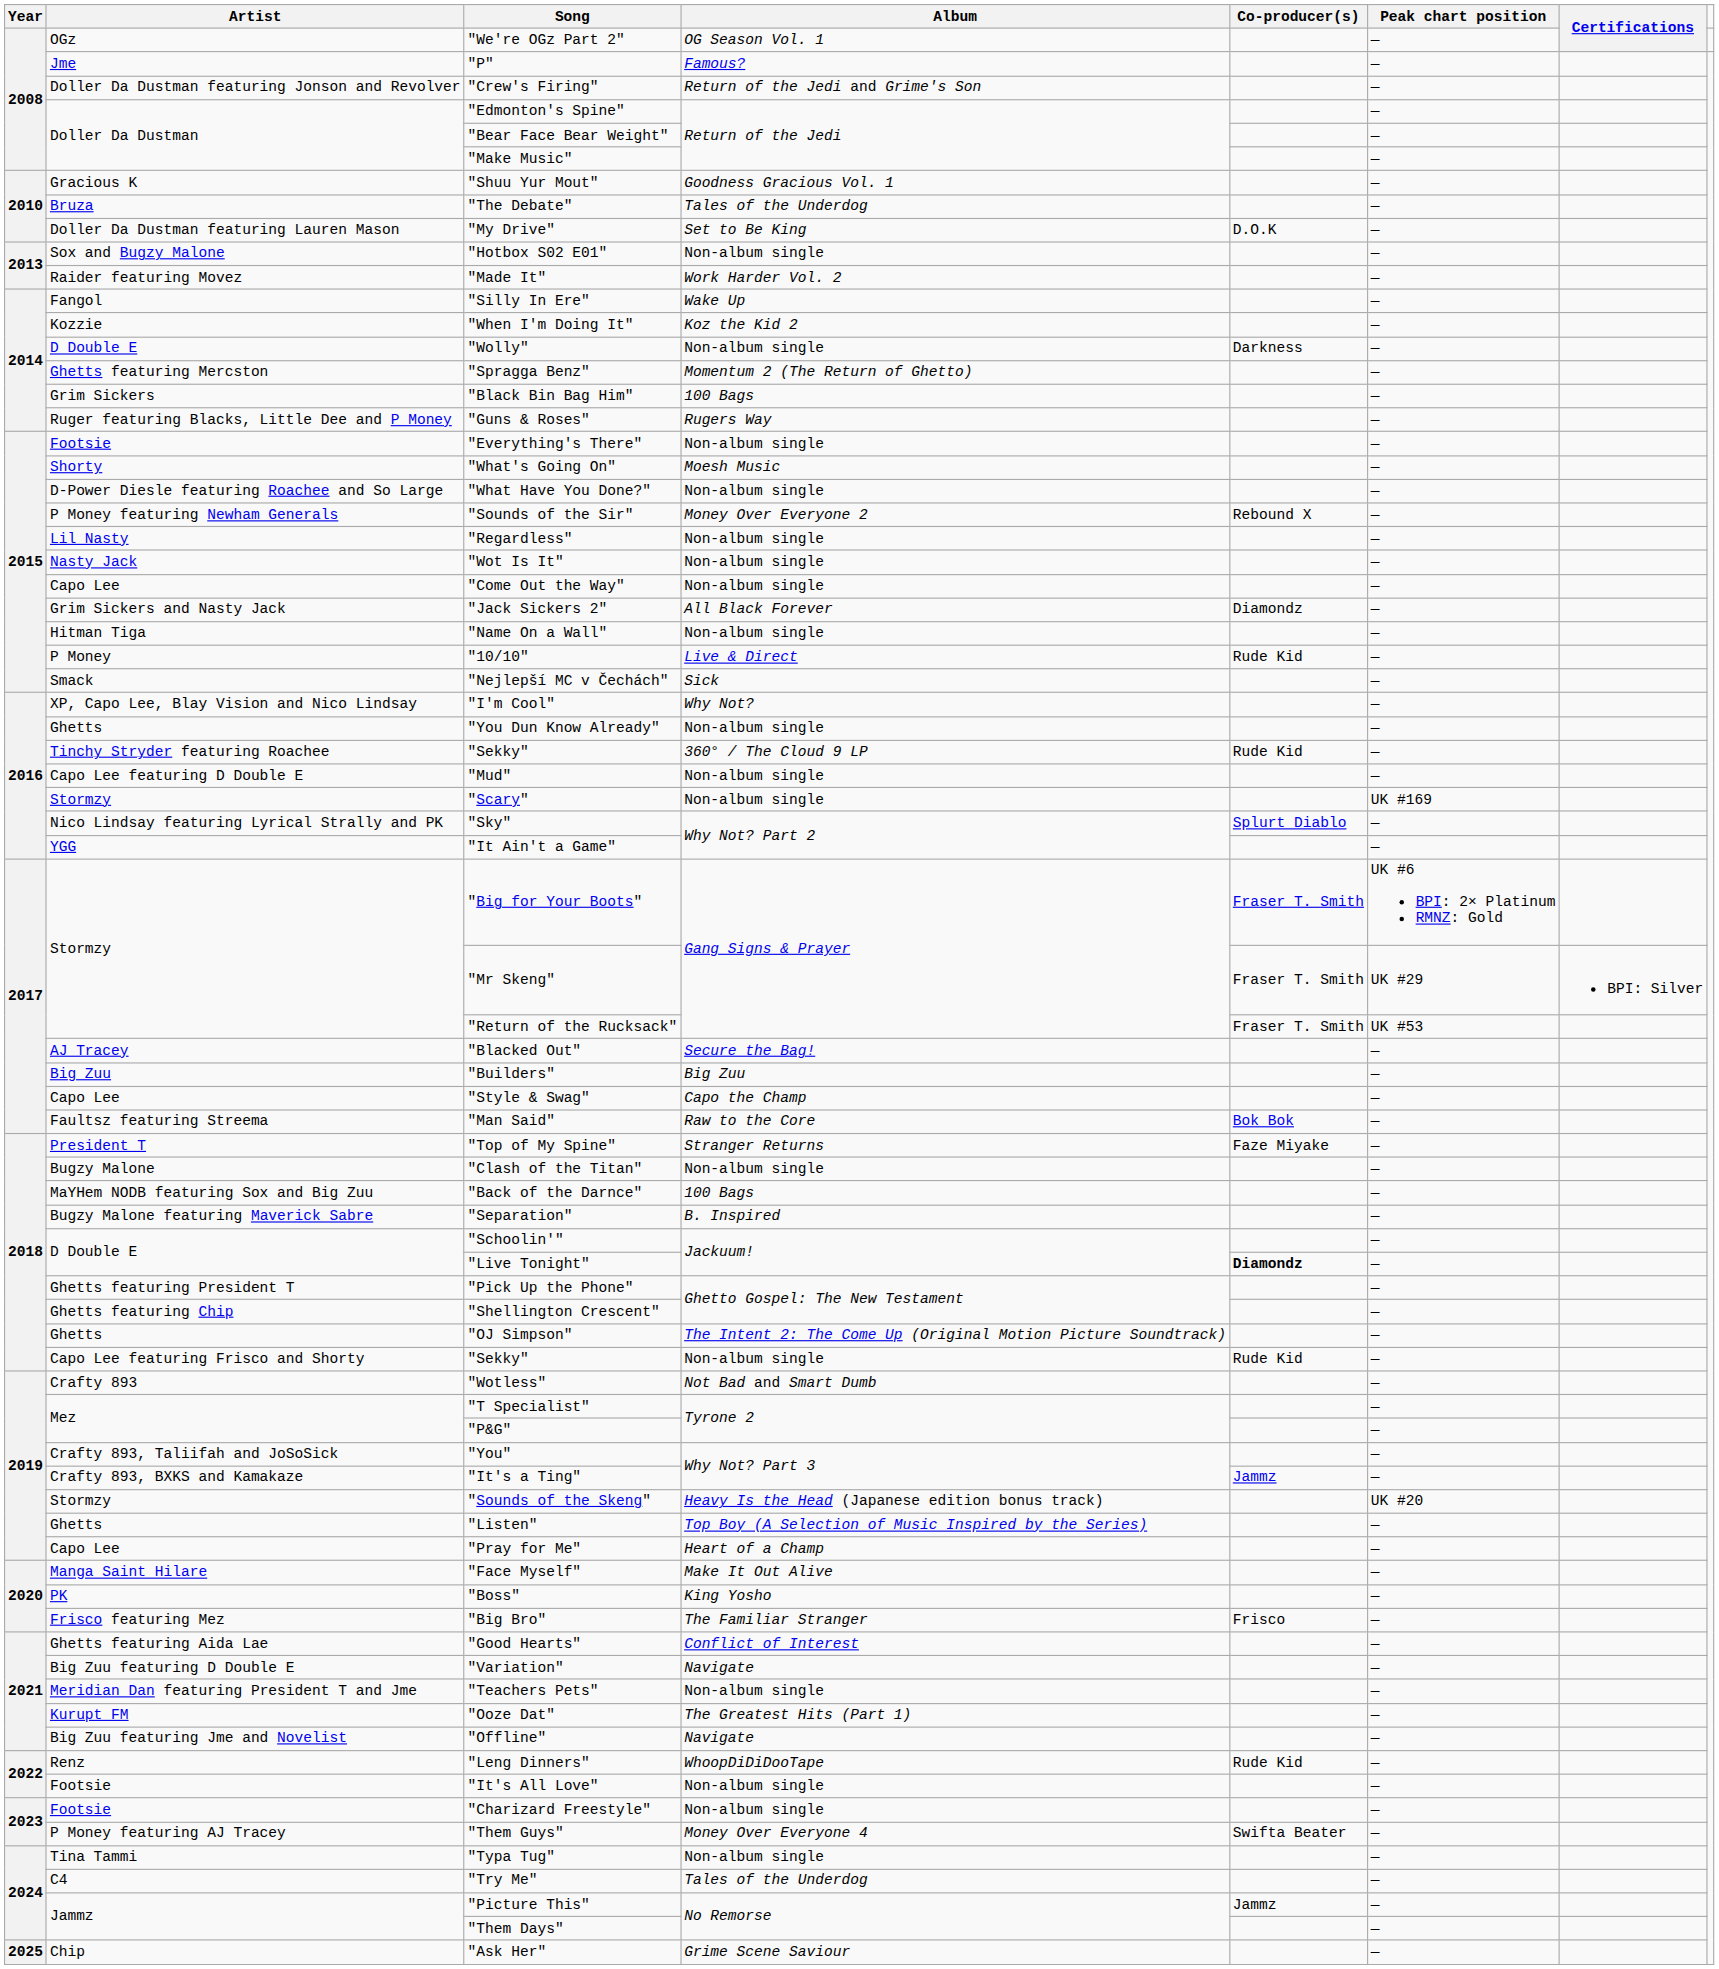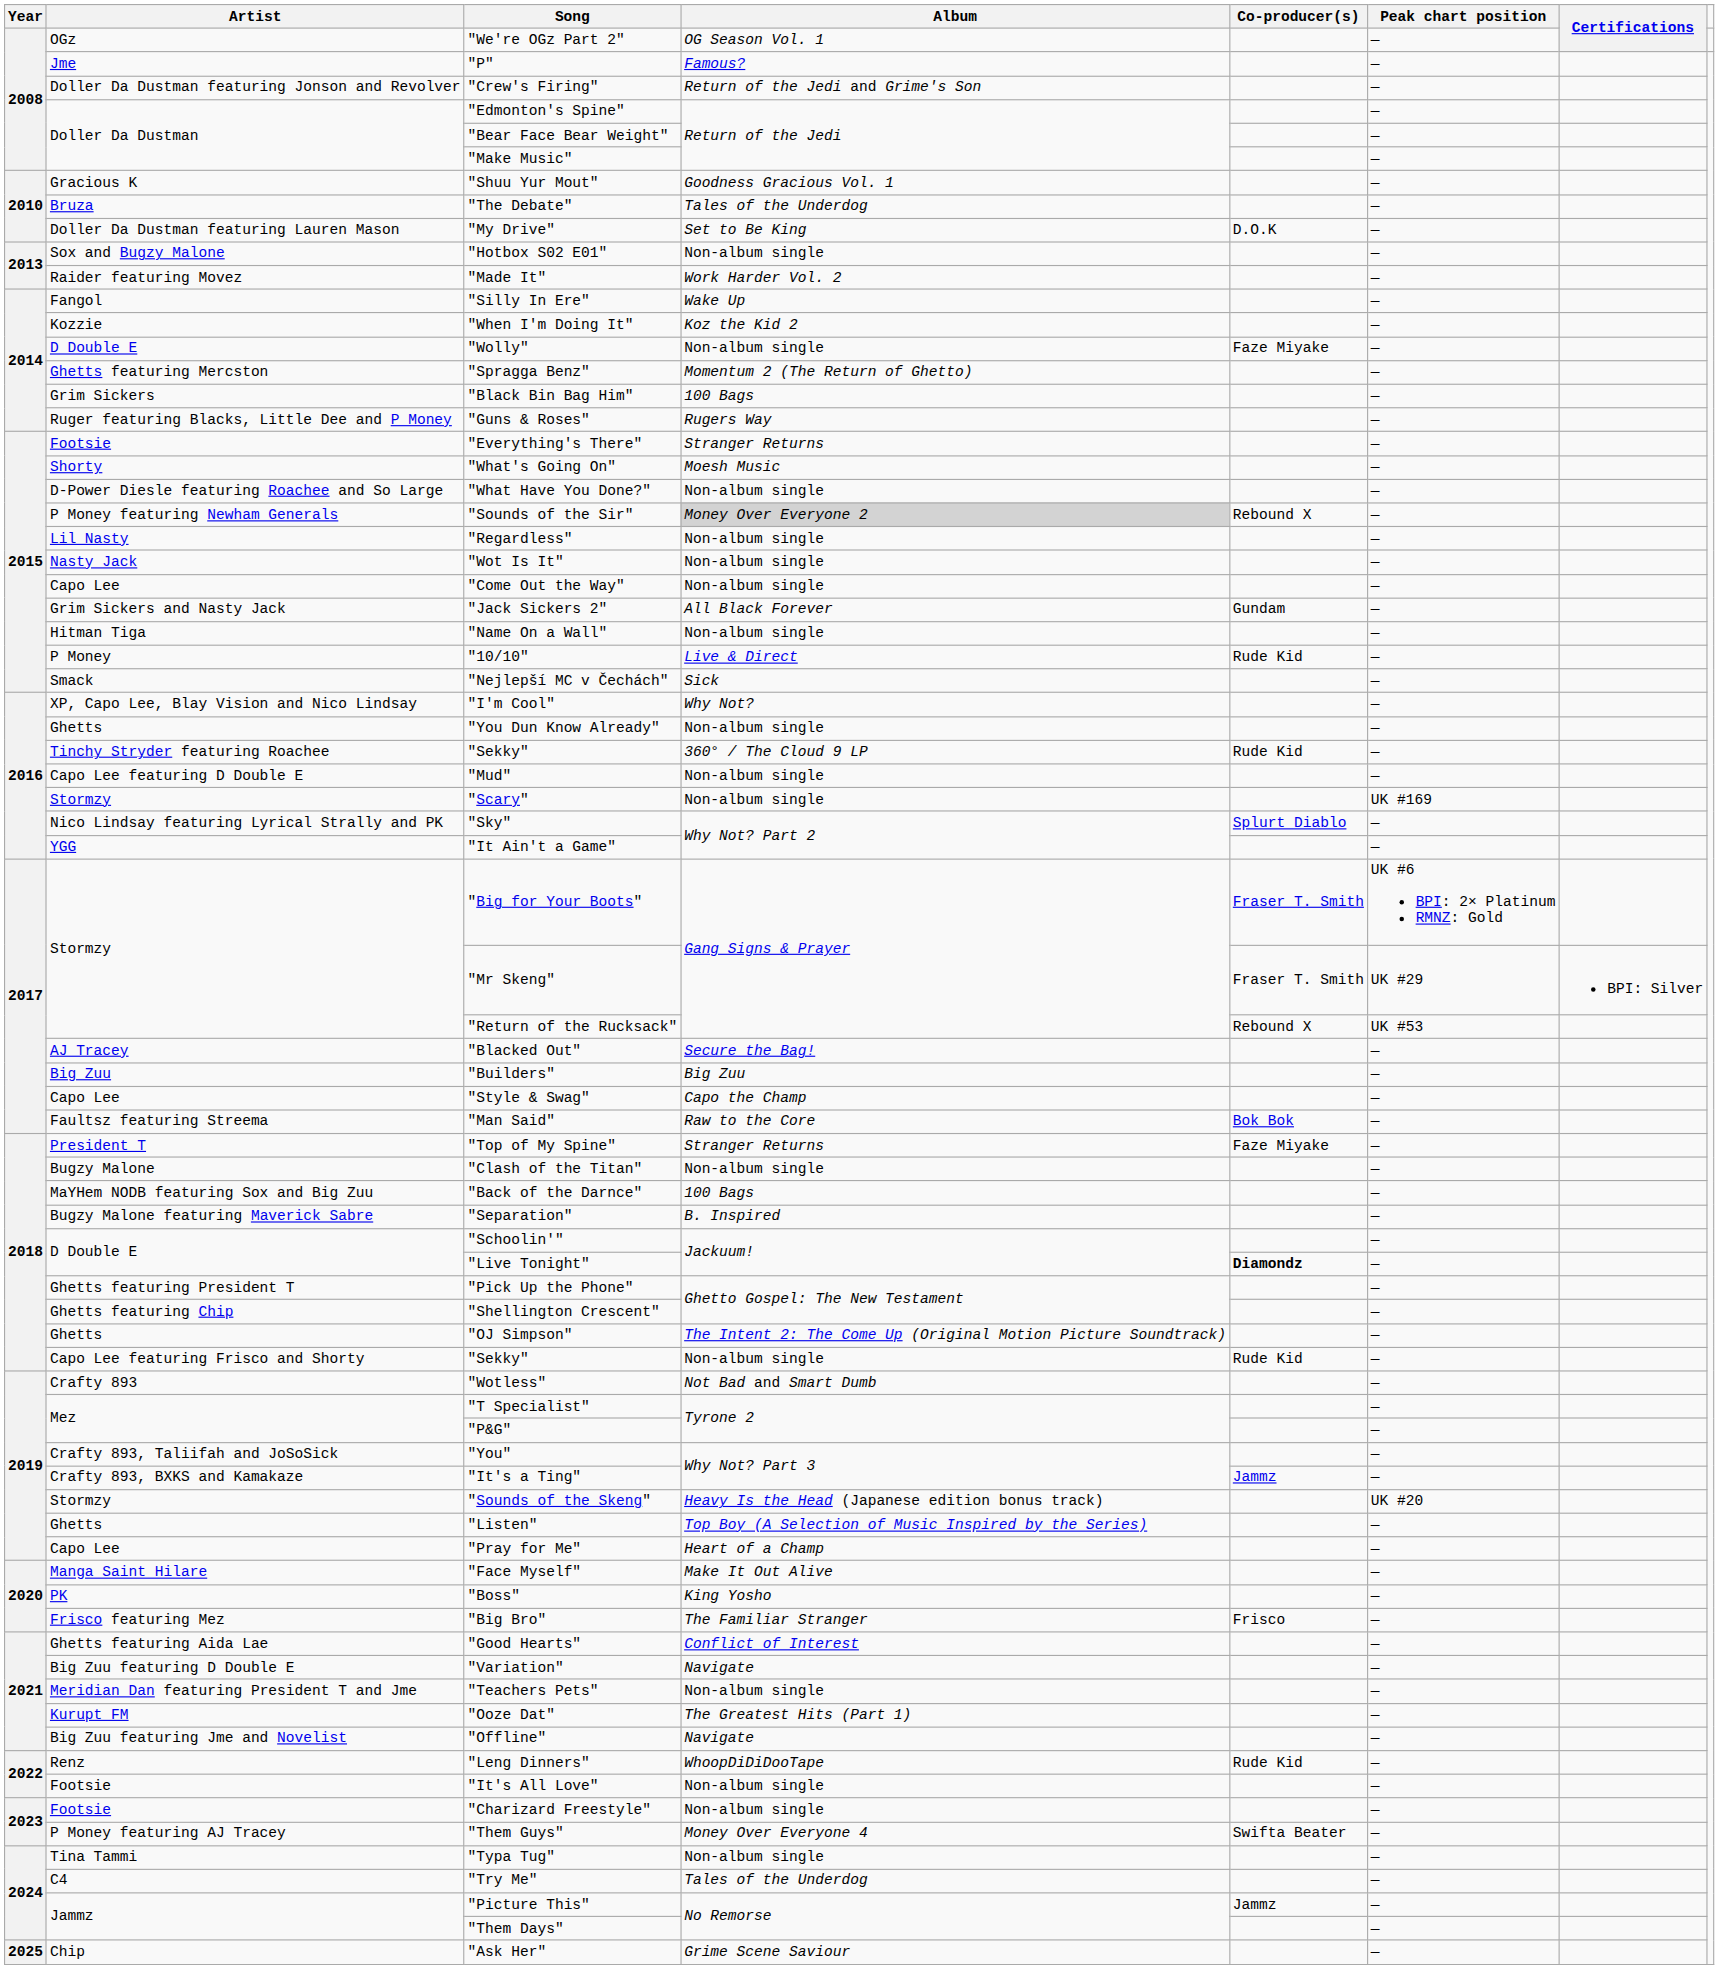(1268, 349) Darkness -> (1281, 349) Faze Miyake
(754, 444) Non-album single -> (754, 444) Stranger Returns
(776, 515) no background -> (776, 515) lightgrey background
(1268, 610) Diamondz -> (1259, 610) Gundam
(1298, 1027) Fraser T. Smith -> (1272, 1027) Rebound X
